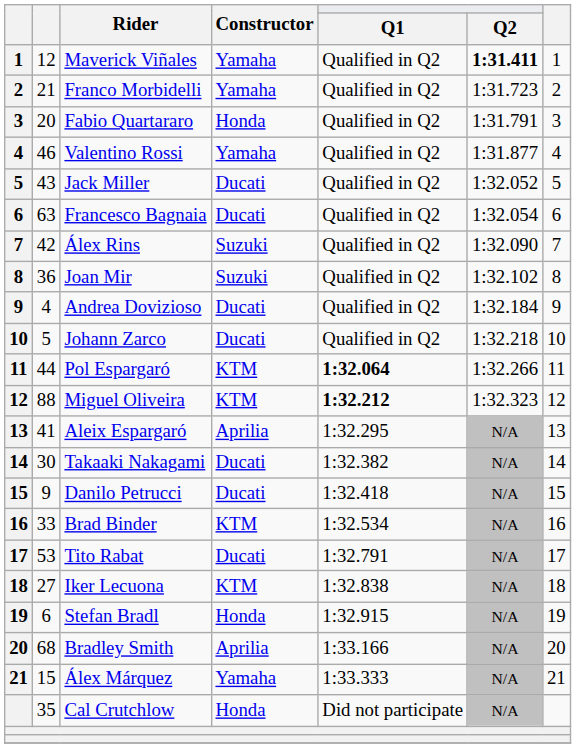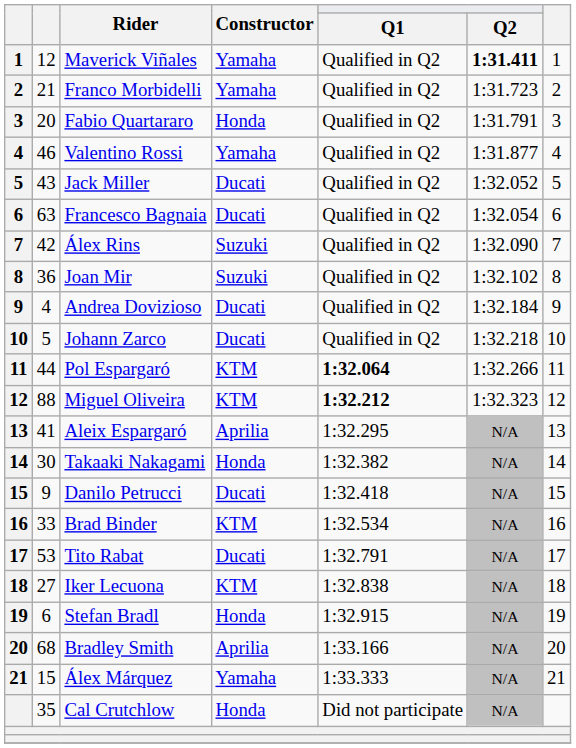(241, 461) Ducati -> (241, 461) Honda
